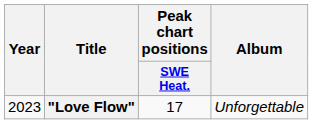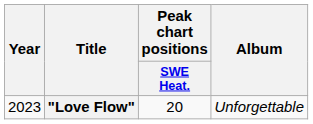(175, 107) 17 -> (175, 107) 20
